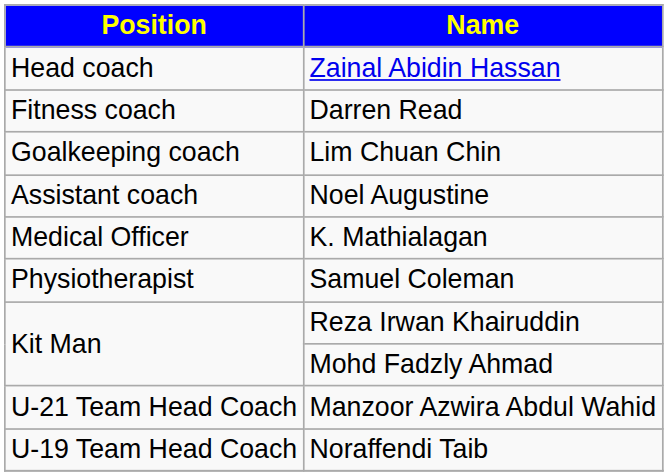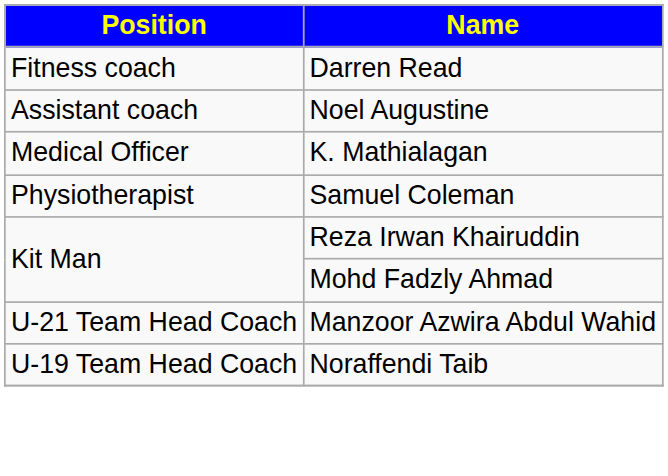- row: (435, 68)
- row: (405, 152)
